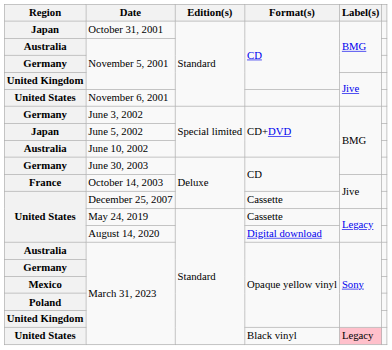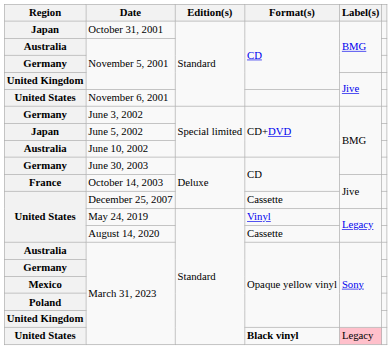(265, 217) Cassette -> (259, 217) Vinyl
(284, 234) Digital download -> (265, 234) Cassette
(272, 336) normal -> (273, 336) bold
